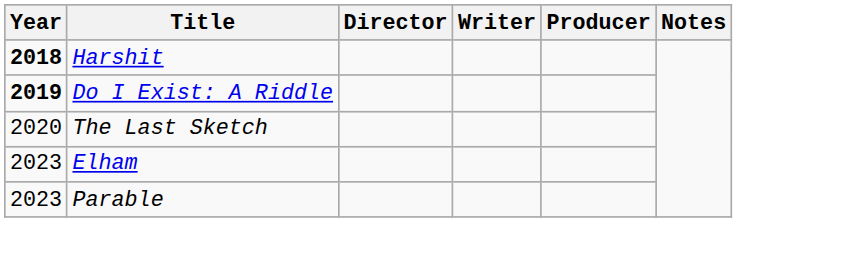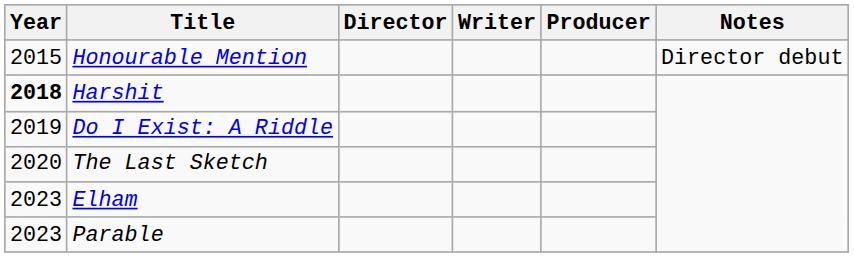+ row: (190, 58)
(36, 93) bold -> (36, 129) normal
